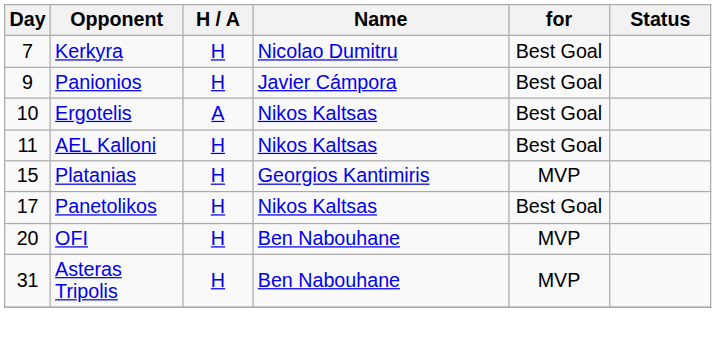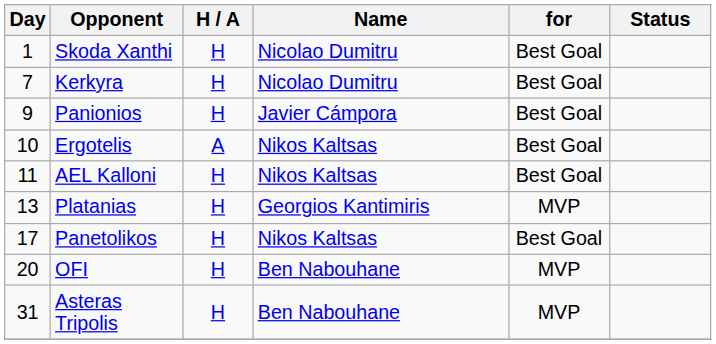+ row: (114, 51)
(28, 176) 15 -> (28, 207) 13
